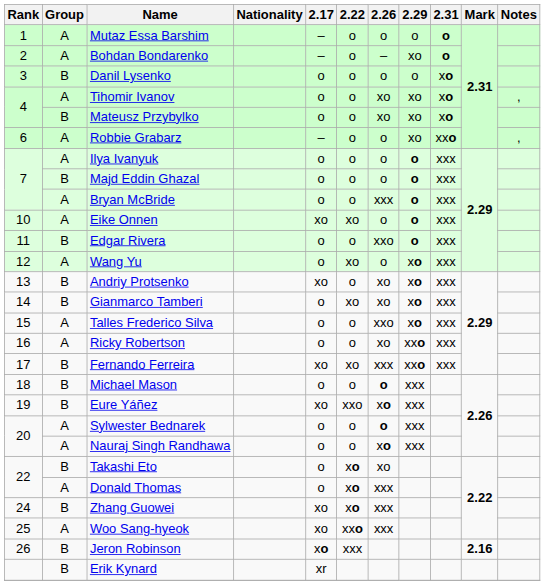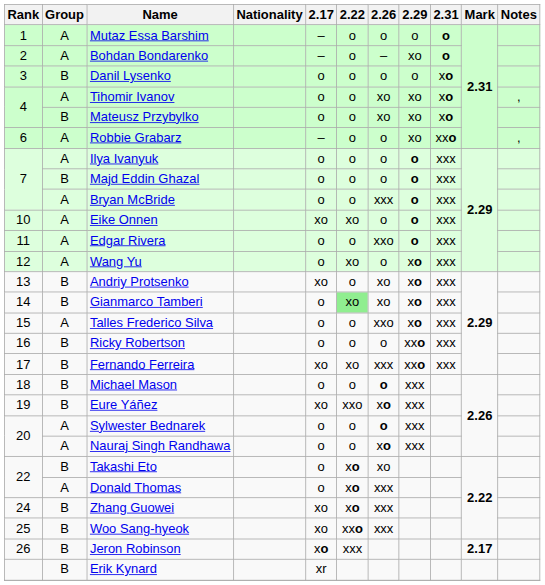(64, 240) B -> (64, 240) A
(352, 302) no background -> (352, 302) lightgreen background
(64, 343) A -> (64, 343) B
(384, 343) xo -> (384, 343) o
(64, 528) A -> (64, 528) B
(480, 549) 2.16 -> (480, 549) 2.17
